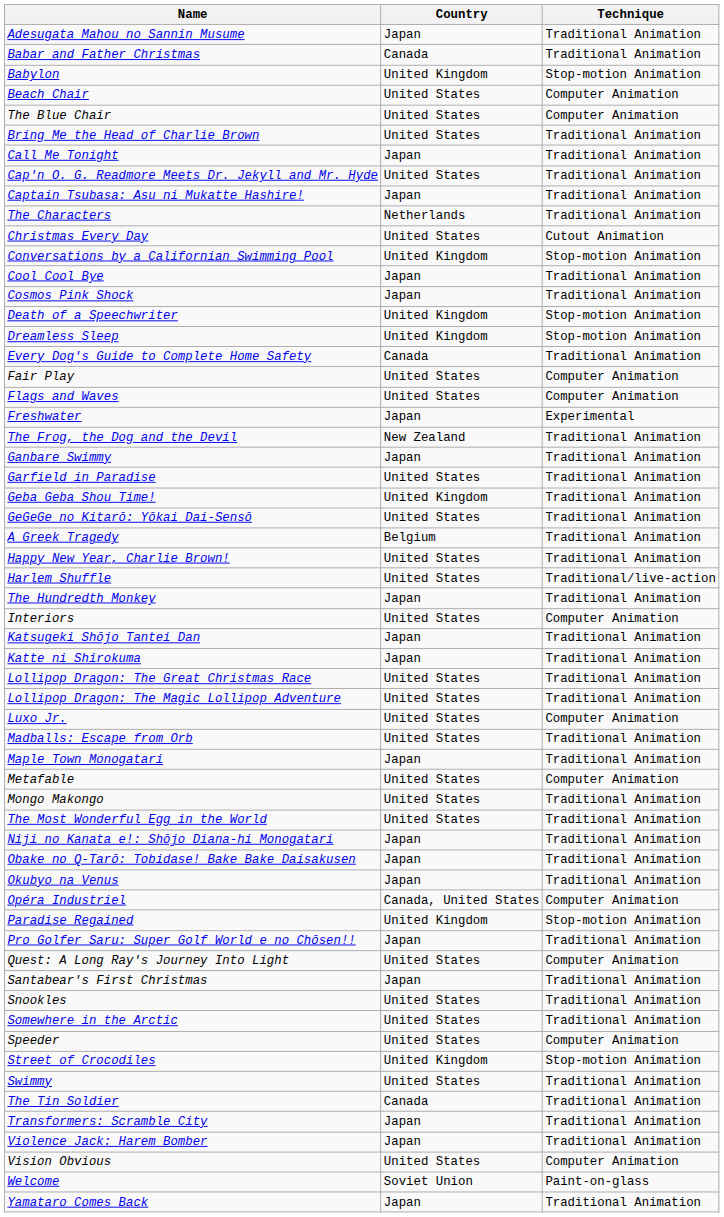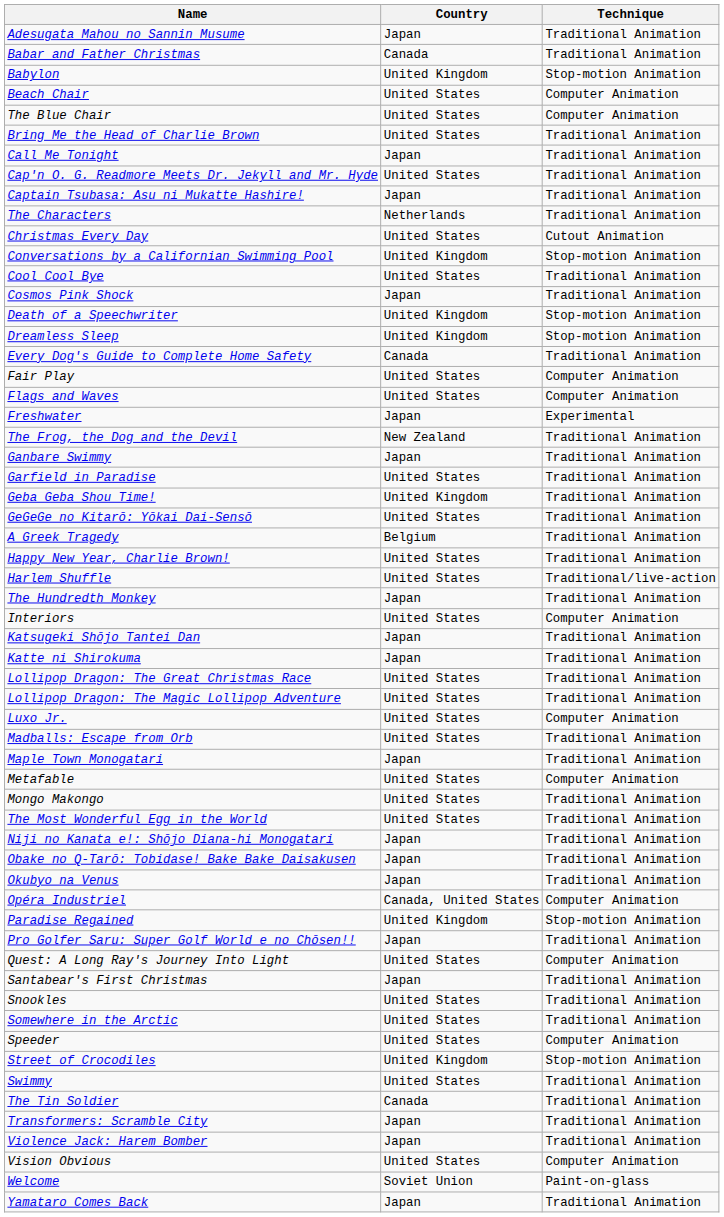(402, 276) Japan -> (432, 276) United States
